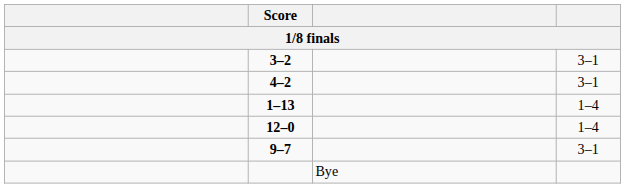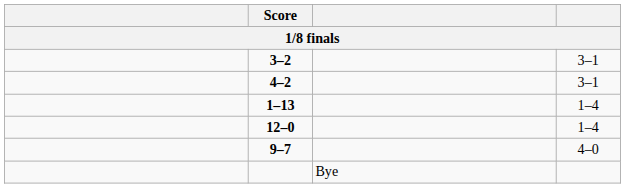(588, 149) 3–1 -> (588, 149) 4–0
